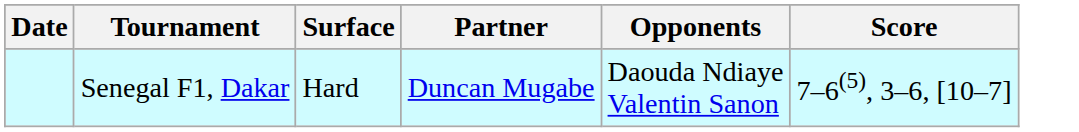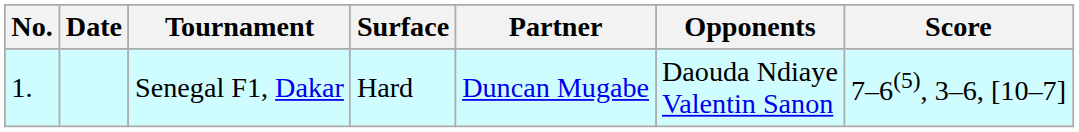+ column: (32, 26)
